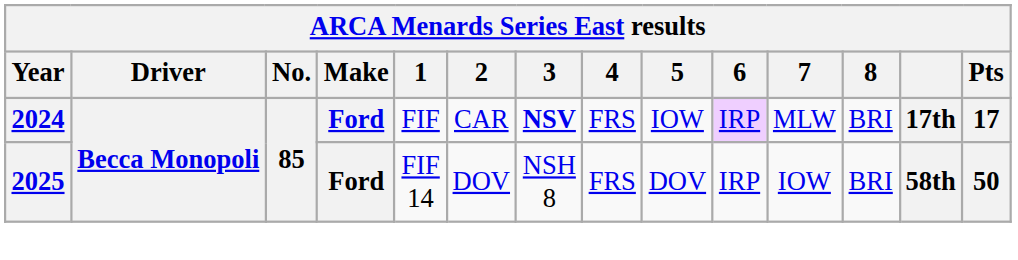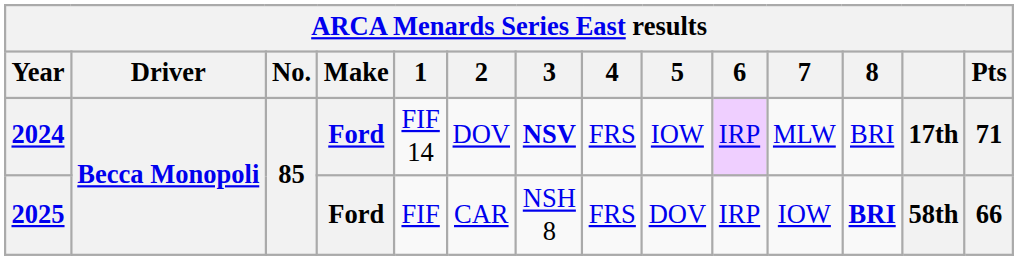(421, 119) FIF -> (421, 135) FIF 14
(481, 119) CAR -> (481, 135) DOV
(986, 119) 17 -> (989, 135) 71
(421, 181) FIF 14 -> (421, 214) FIF
(481, 181) DOV -> (481, 214) CAR
(871, 181) normal -> (872, 214) bold
(986, 181) 50 -> (989, 214) 66
